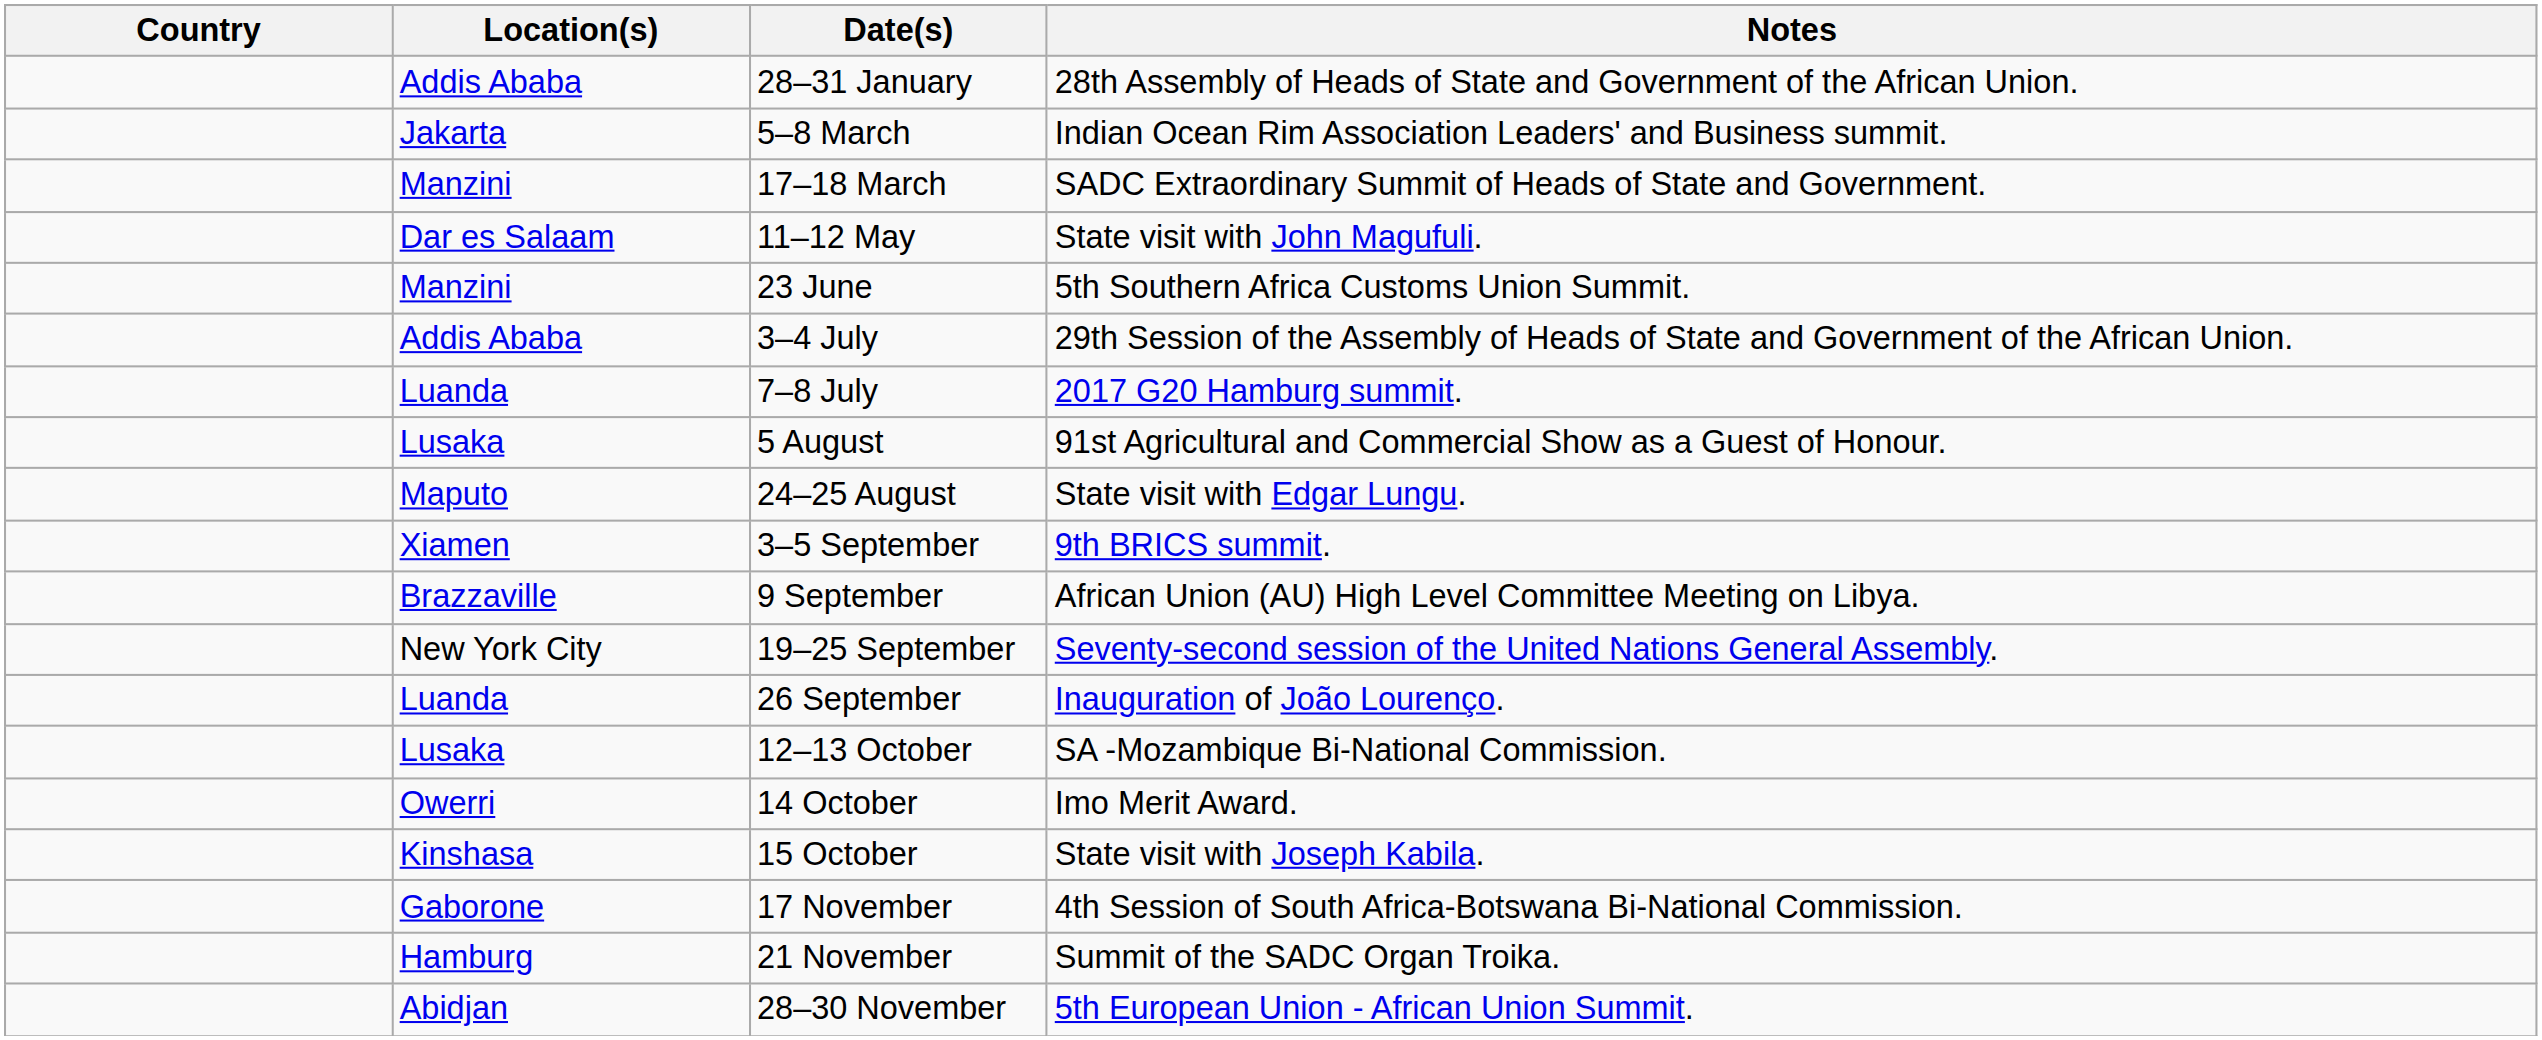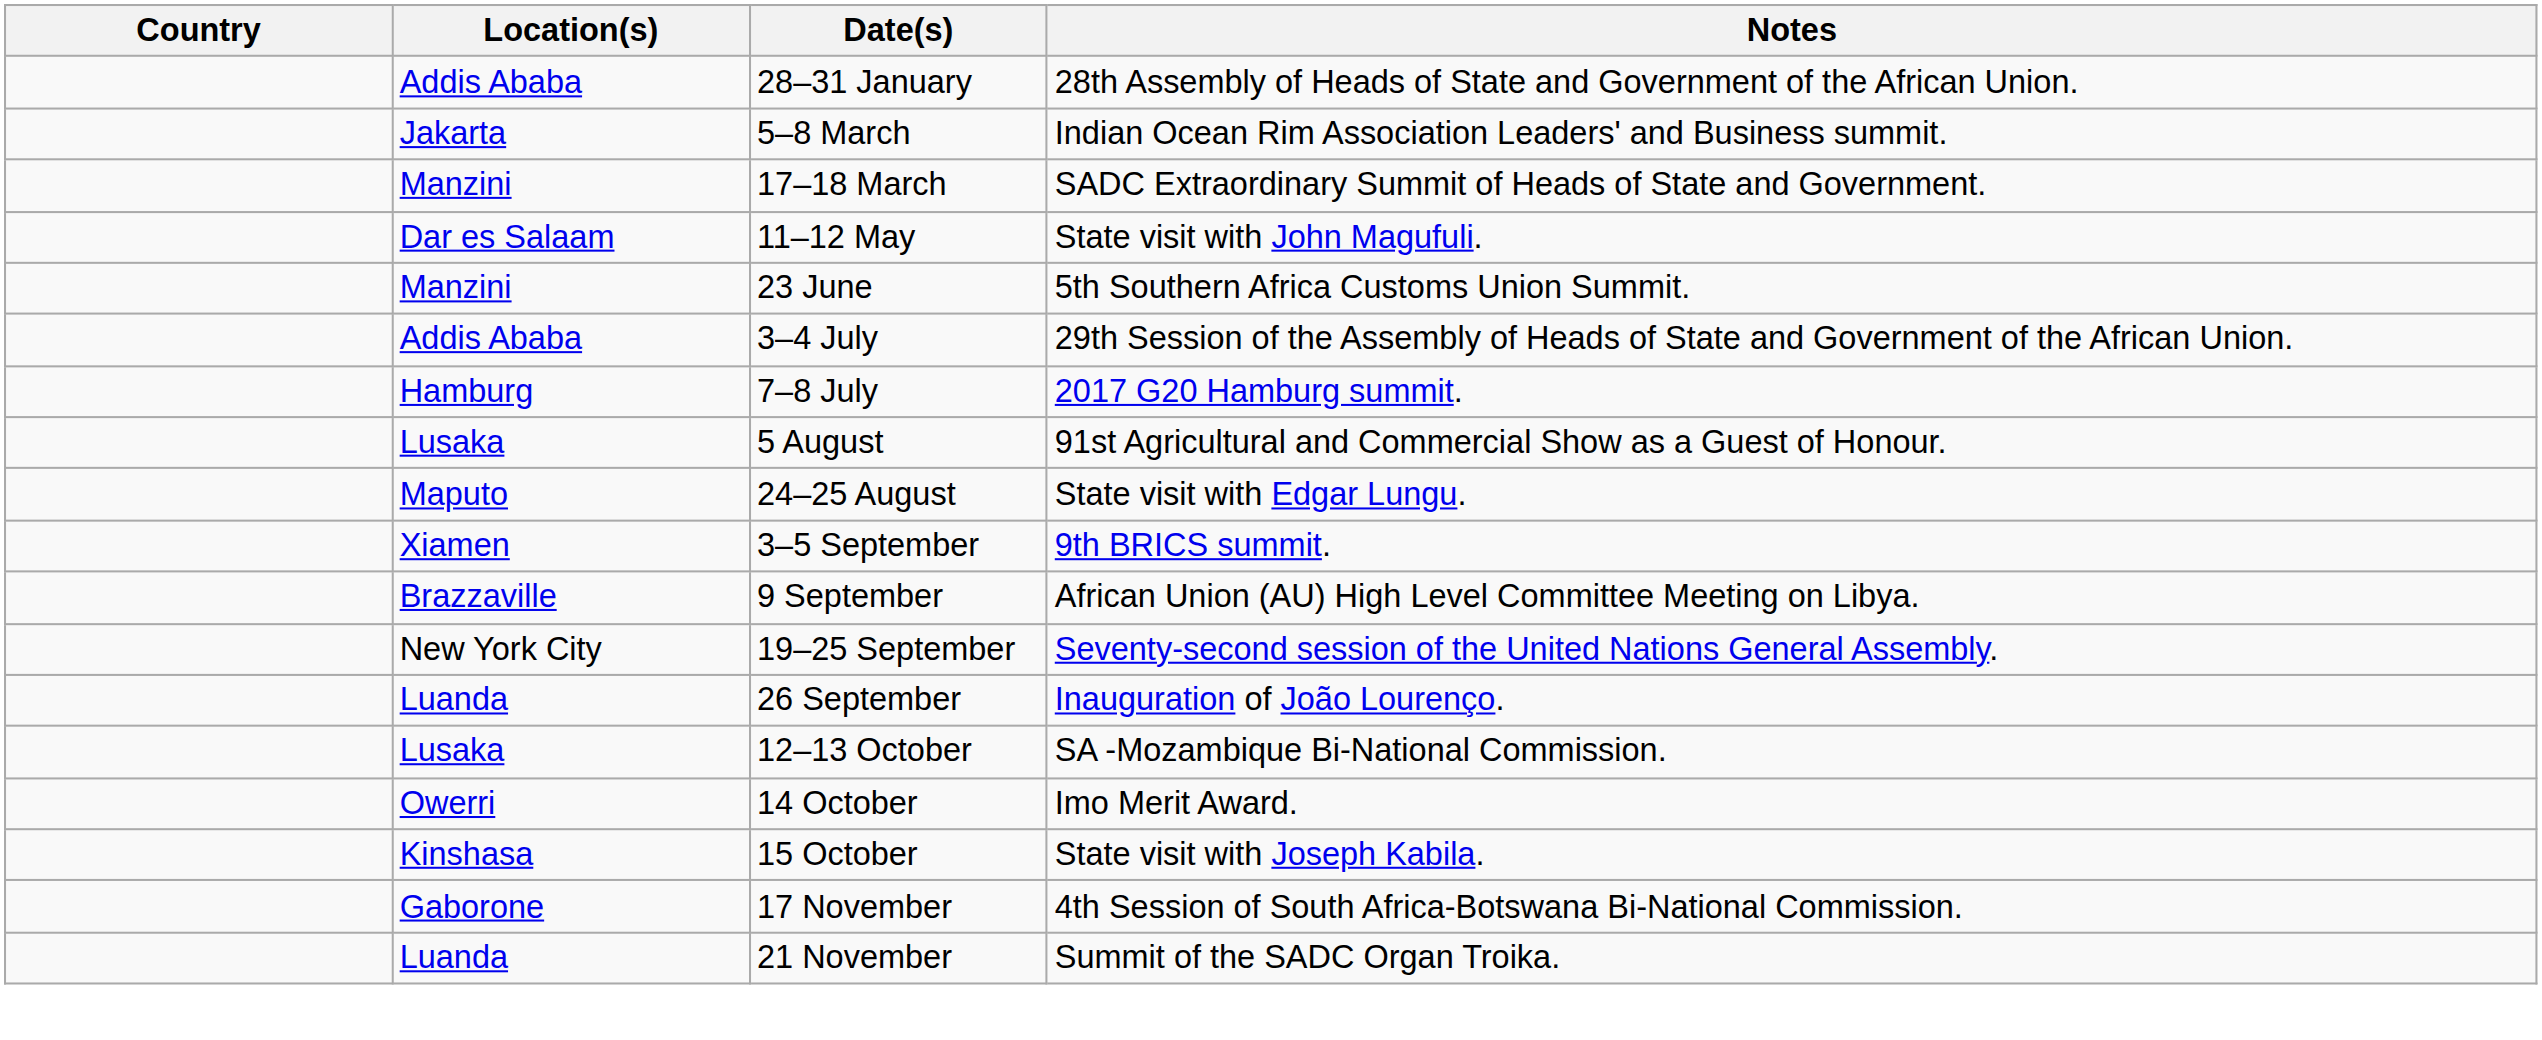(454, 390) Luanda -> (466, 390) Hamburg
(466, 957) Hamburg -> (454, 957) Luanda
- row: (882, 1008)
